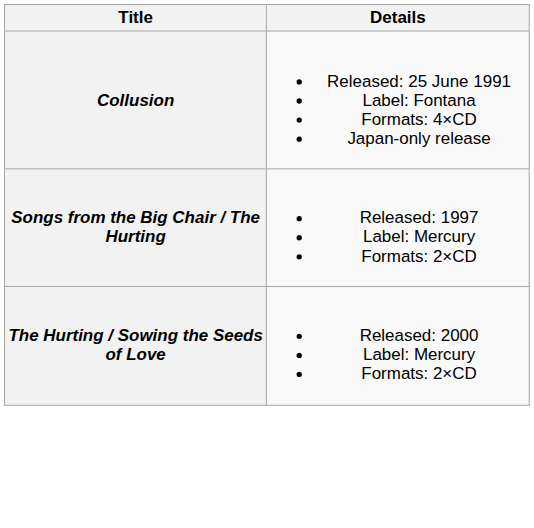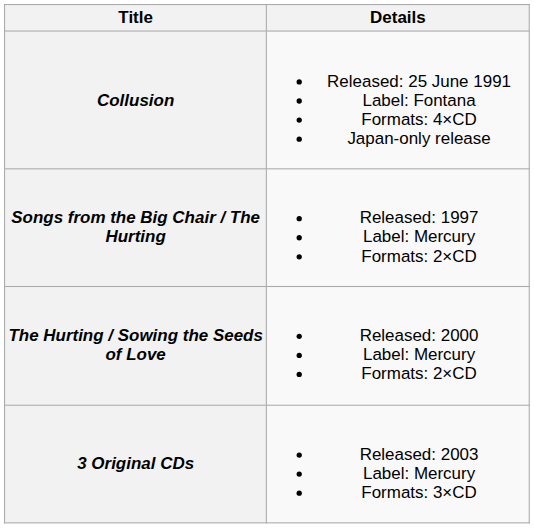+ row: (136, 463)
